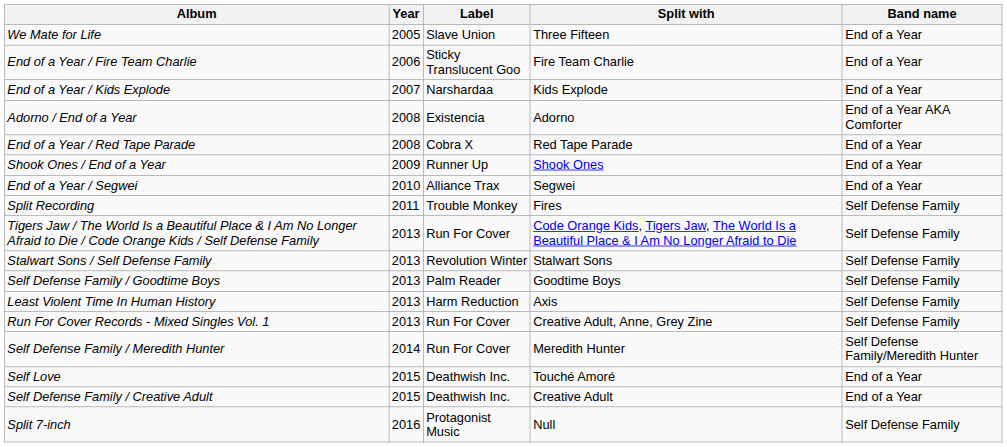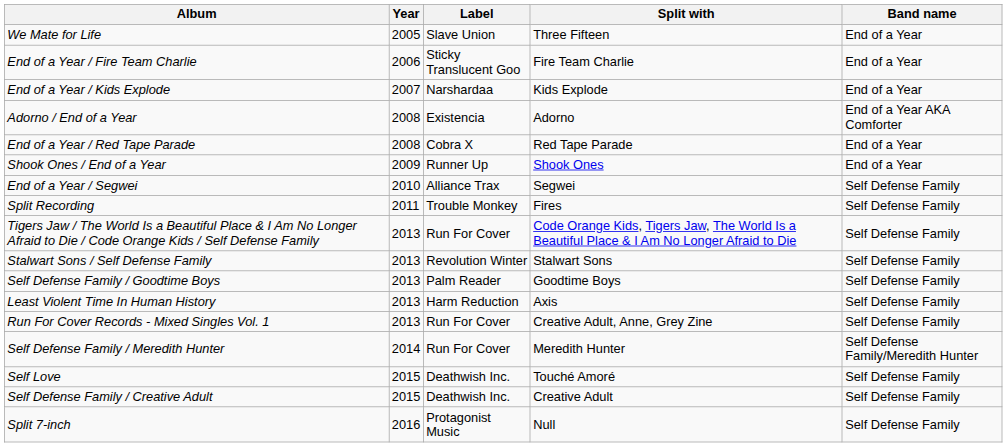(884, 185) End of a Year -> (902, 185) Self Defense Family
(884, 376) End of a Year -> (902, 376) Self Defense Family
(884, 397) End of a Year -> (902, 397) Self Defense Family
